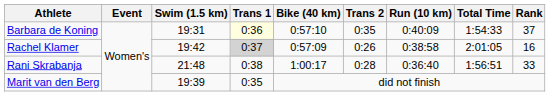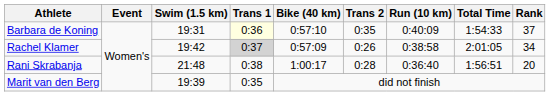(529, 48) 16 -> (529, 48) 34
(529, 65) 33 -> (529, 65) 20
